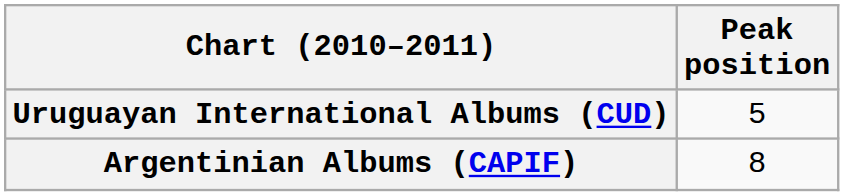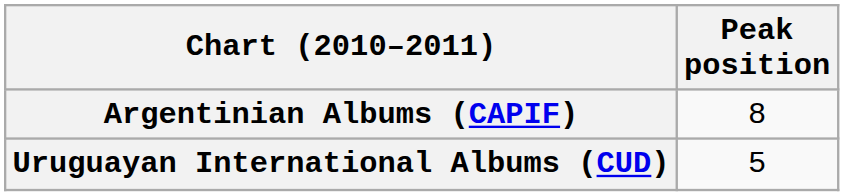rows swapped: (341, 164) <-> (341, 115)
